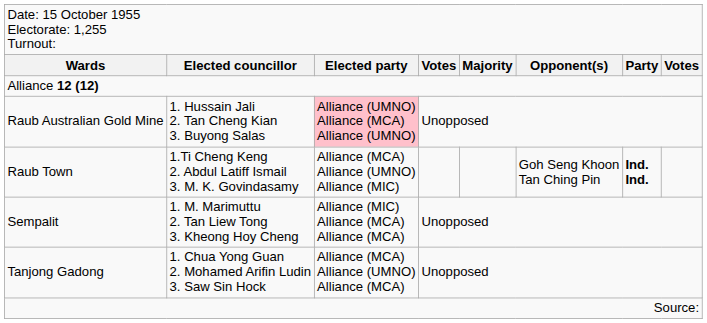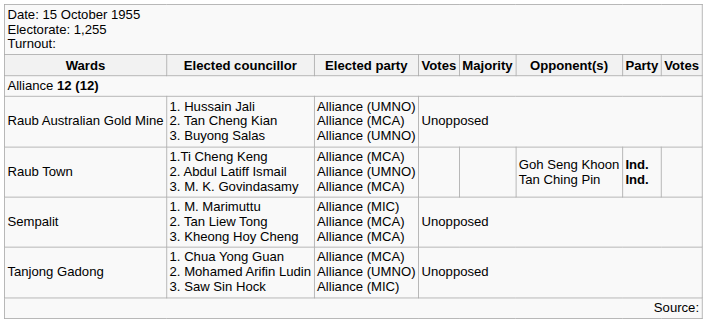(366, 121) pink background -> (366, 121) no background
(366, 171) Alliance (MCA) Alliance (UMNO) Alliance (MIC) -> (366, 171) Alliance (MCA) Alliance (UMNO) Alliance (MCA)
(366, 272) Alliance (MCA) Alliance (UMNO) Alliance (MCA) -> (366, 272) Alliance (MCA) Alliance (UMNO) Alliance (MIC)
